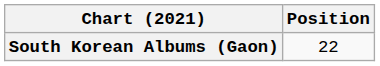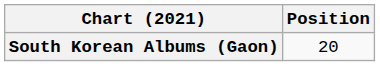(328, 47) 22 -> (328, 47) 20
